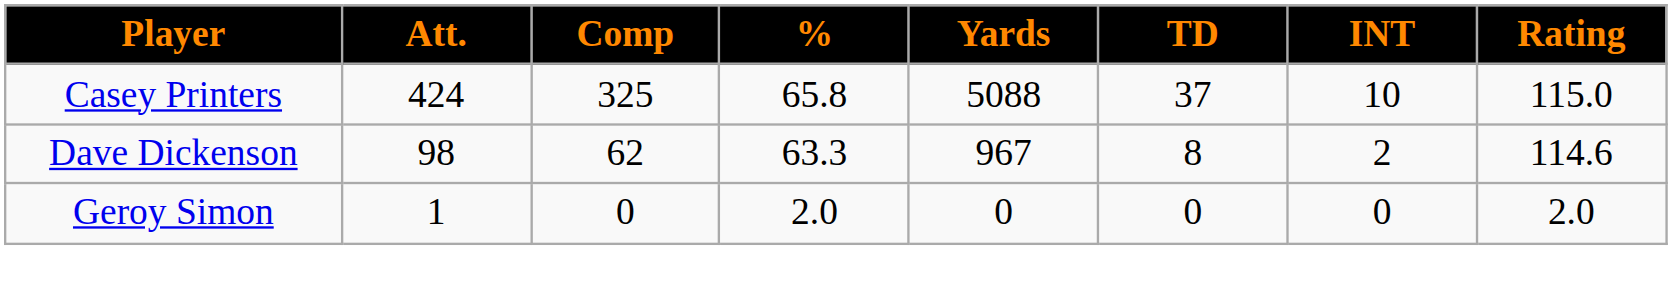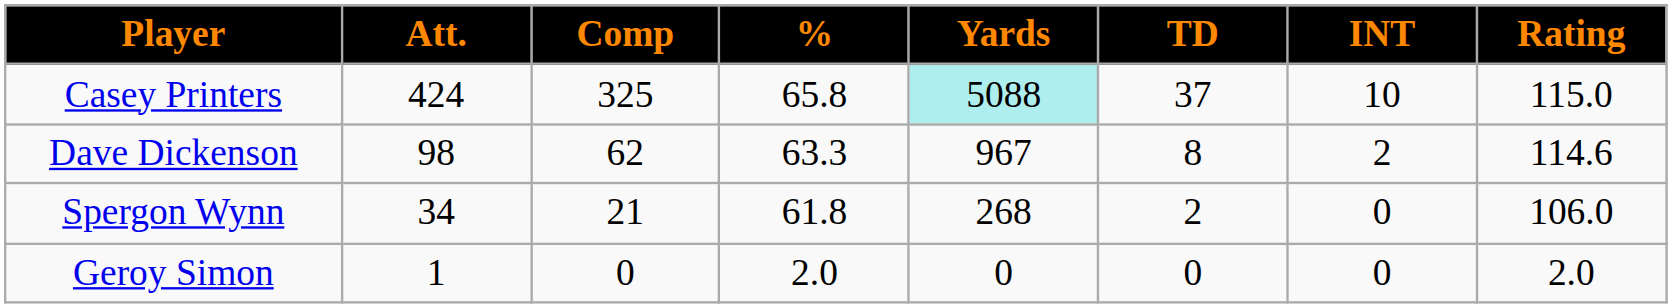(1004, 93) no background -> (1004, 93) paleturquoise background
+ row: (173, 212)
